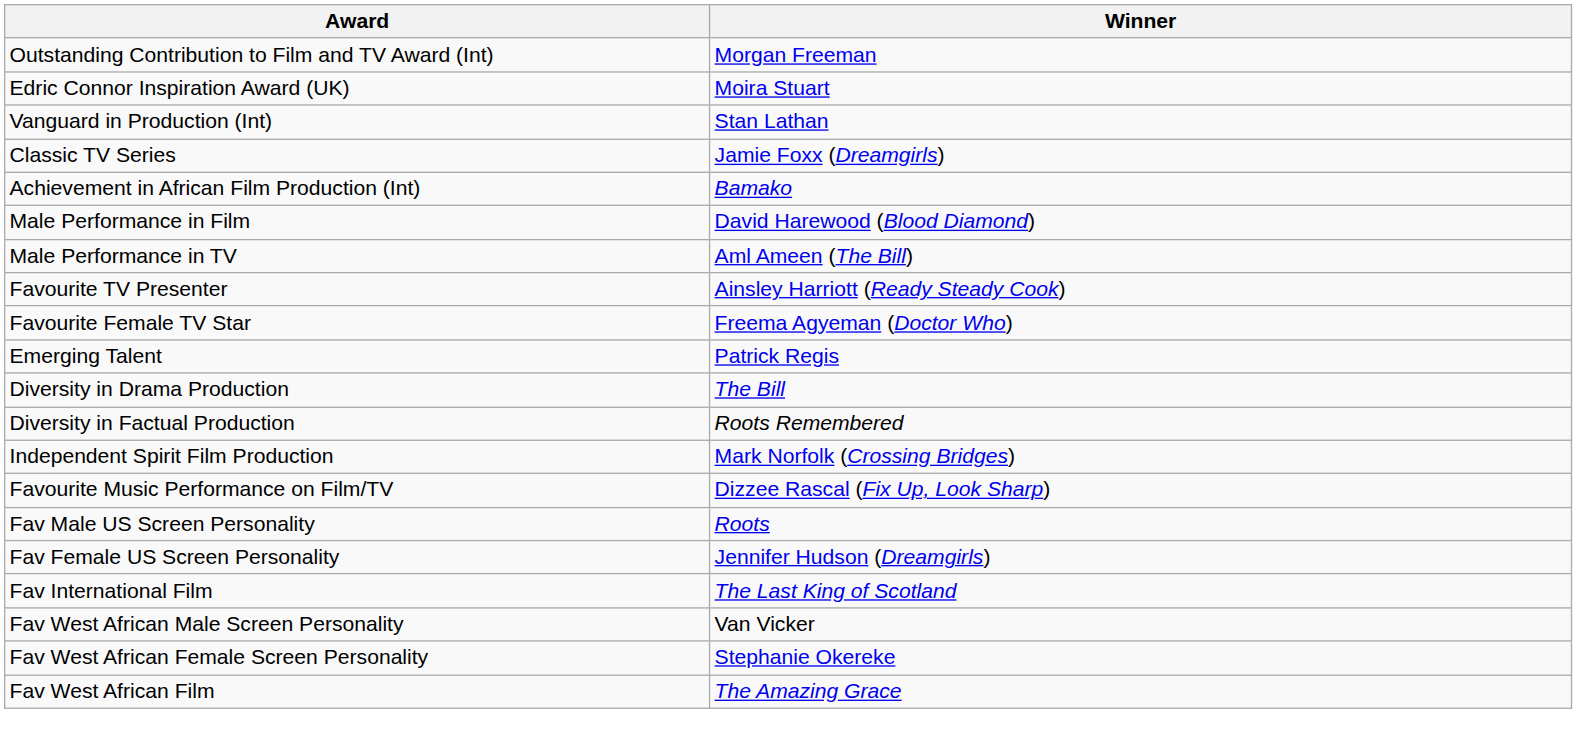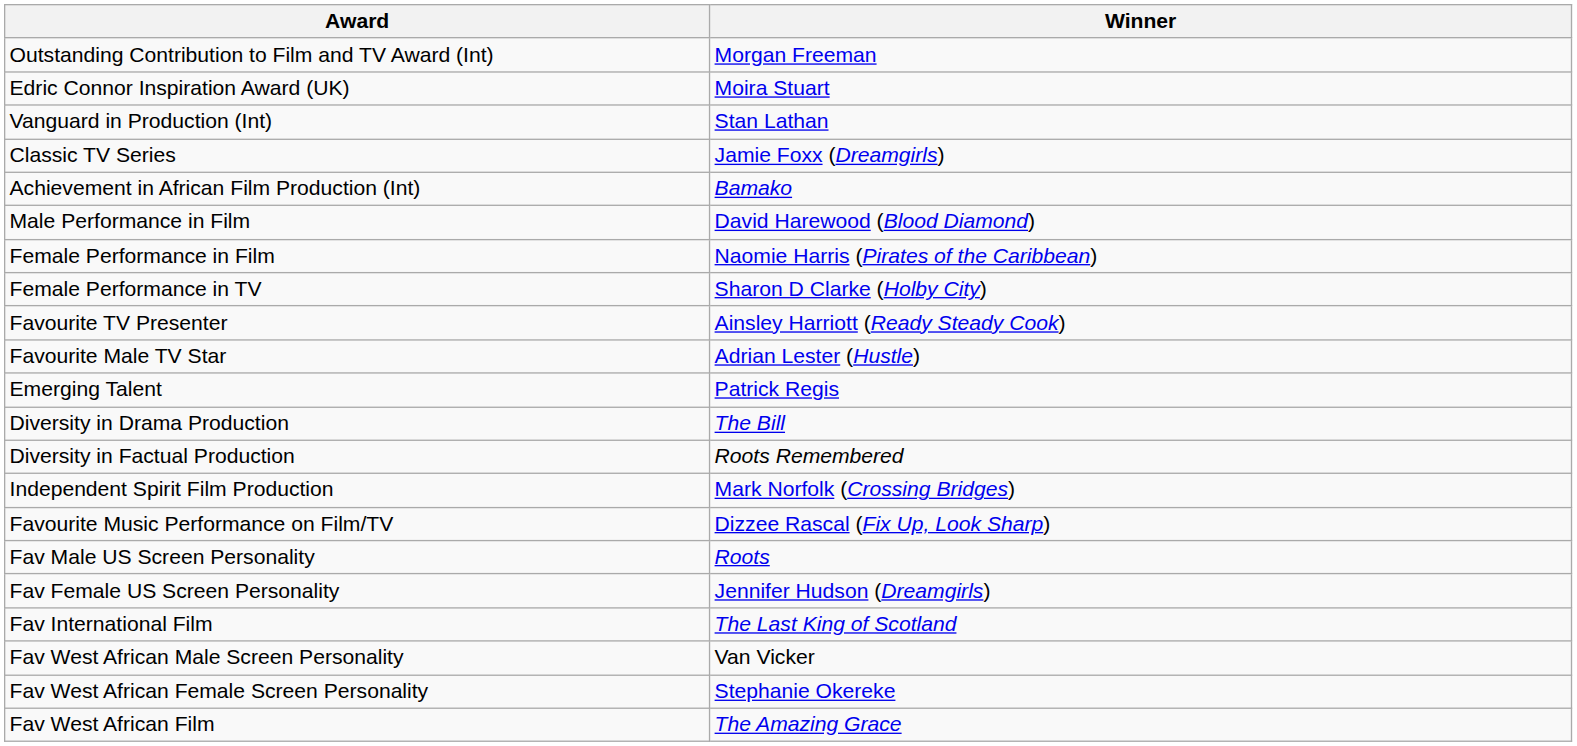+ row: (142, 255)
- row: (123, 255)
+ row: (136, 289)
+ row: (118, 356)
- row: (130, 322)
